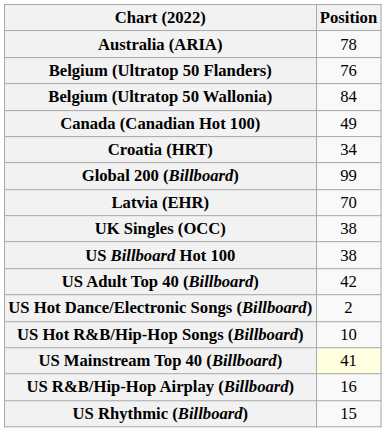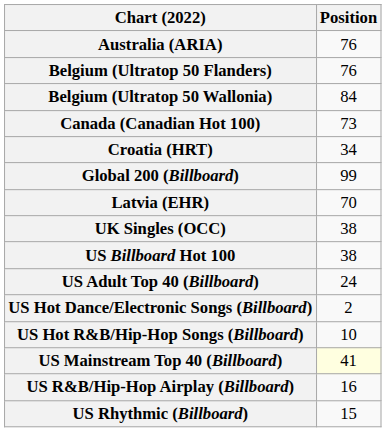(349, 44) 78 -> (349, 44) 76
(349, 123) 49 -> (349, 123) 73
(349, 281) 42 -> (349, 281) 24
